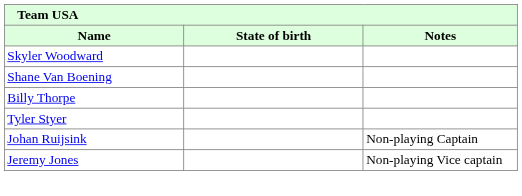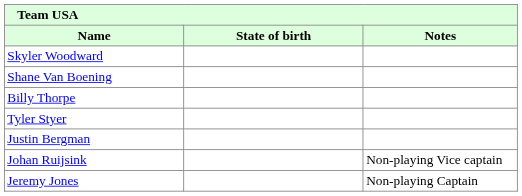+ row: (49, 139)
(422, 139) Non-playing Captain -> (434, 160) Non-playing Vice captain
(434, 160) Non-playing Vice captain -> (422, 180) Non-playing Captain
